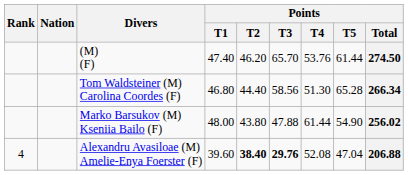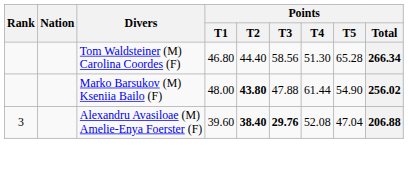- row: (89, 58)
(253, 122) normal -> (253, 90) bold
(21, 154) 4 -> (21, 122) 3
